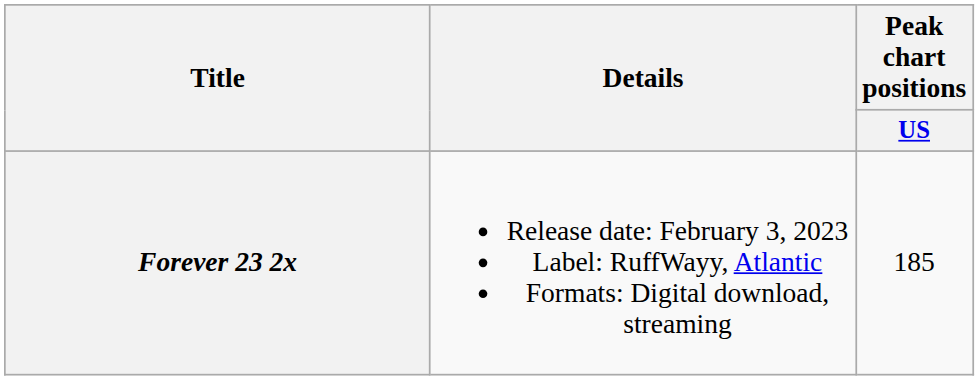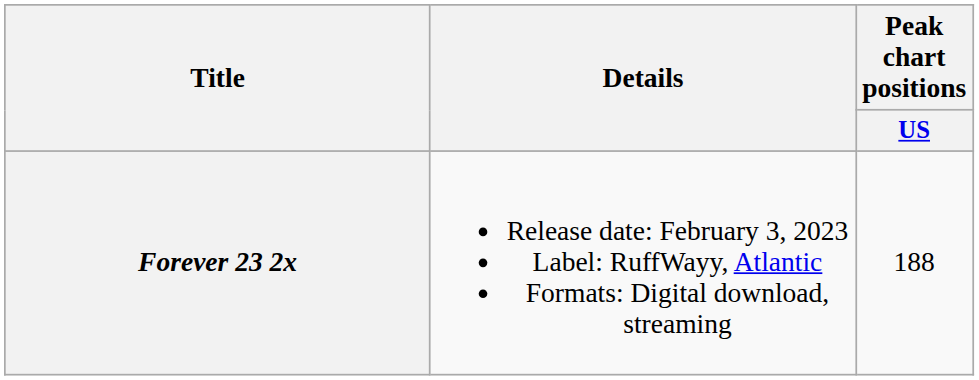(914, 262) 185 -> (914, 262) 188
